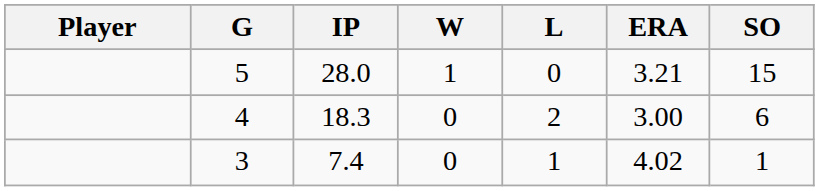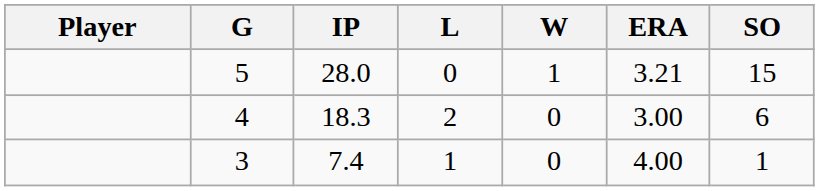columns swapped: (450, 26) <-> (554, 26)
(658, 161) 4.02 -> (658, 161) 4.00
